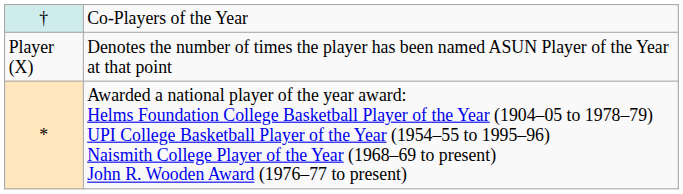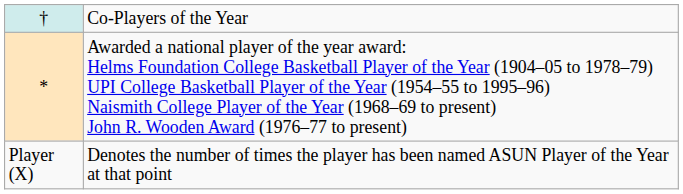rows swapped: (44, 134) <-> (31, 56)
